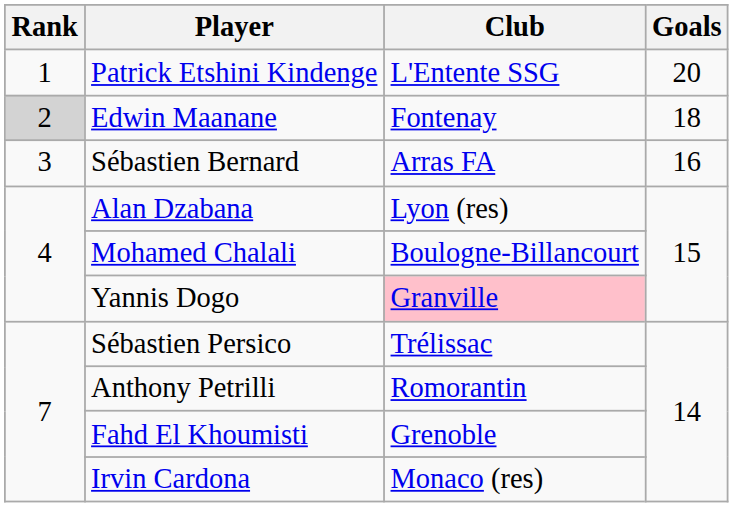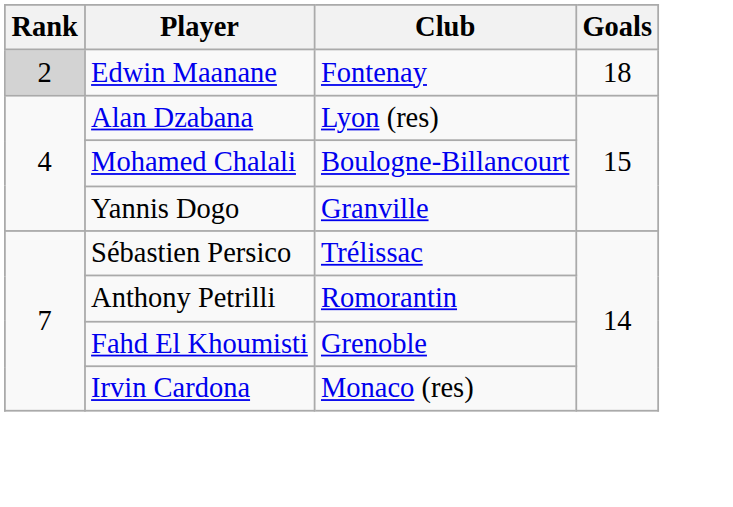- row: (234, 72)
- row: (195, 162)
(444, 298) pink background -> (375, 207) no background
